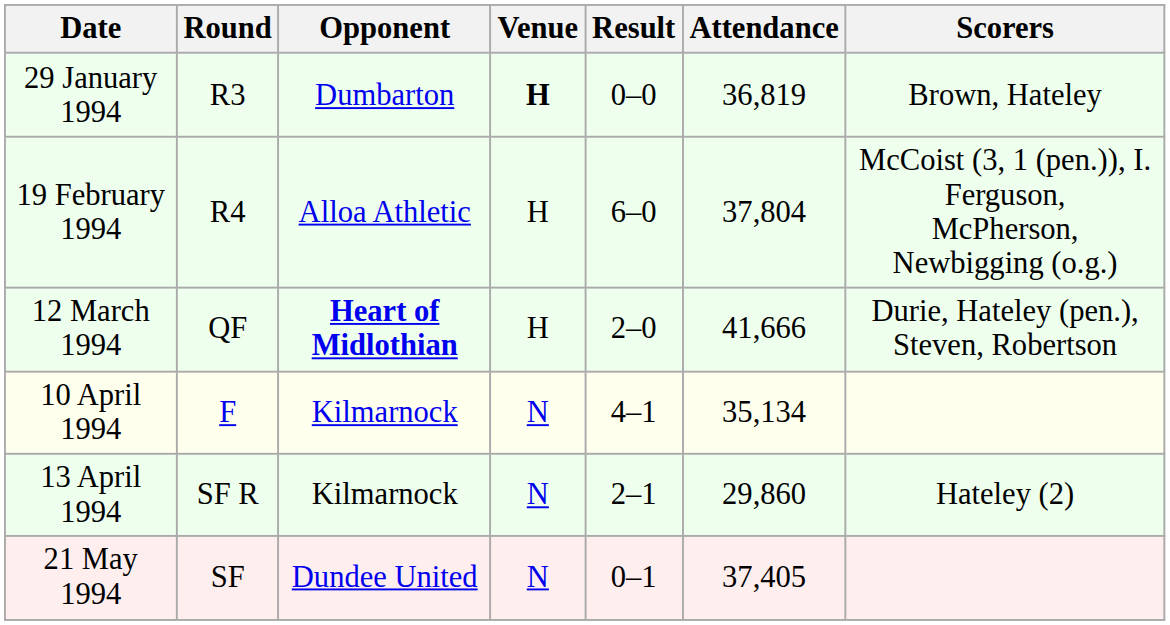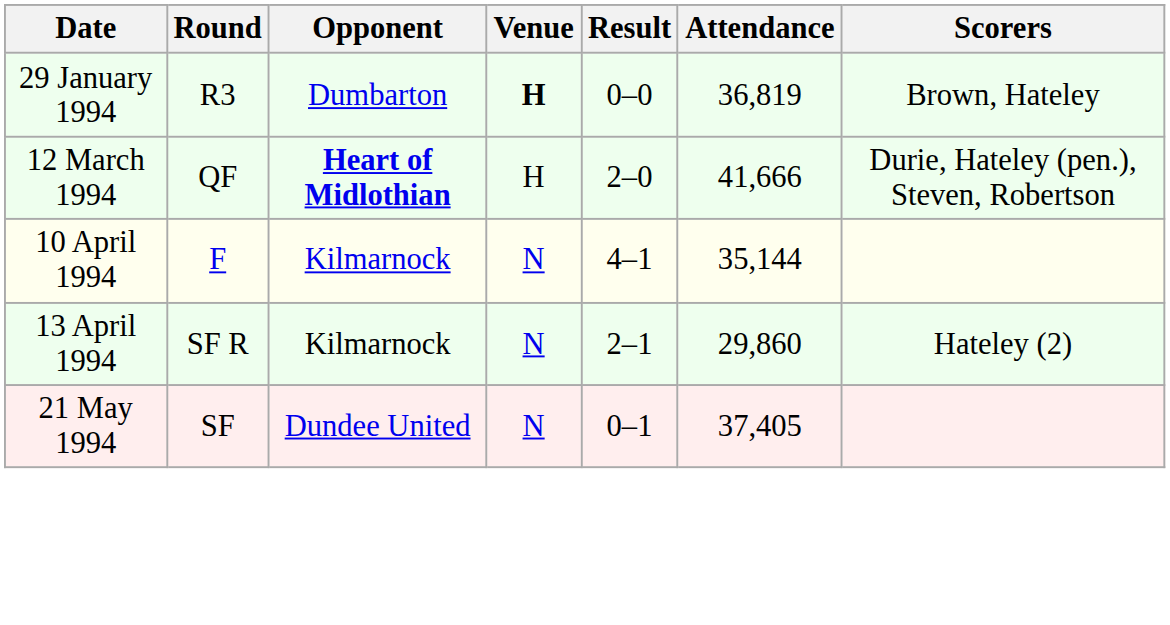- row: (91, 211)
(764, 411) 35,134 -> (760, 260) 35,144
